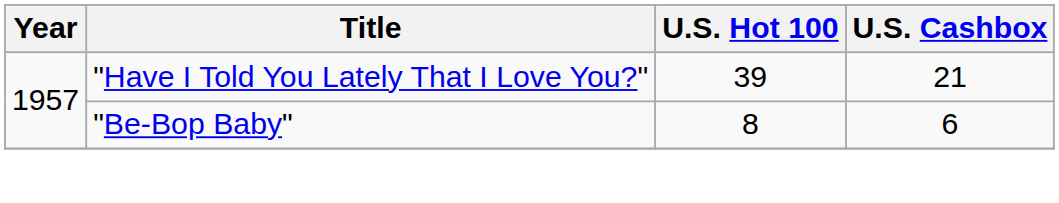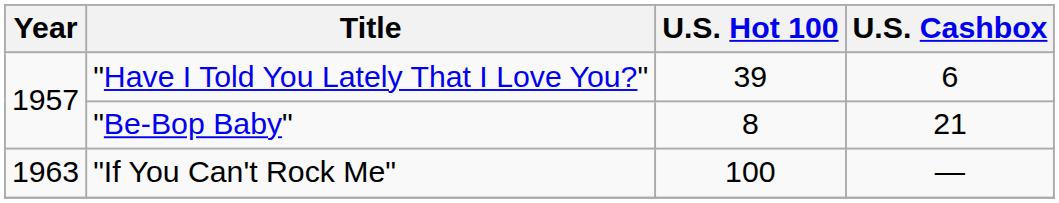(950, 76) 21 -> (950, 76) 6
(950, 124) 6 -> (950, 124) 21
+ row: (245, 172)
